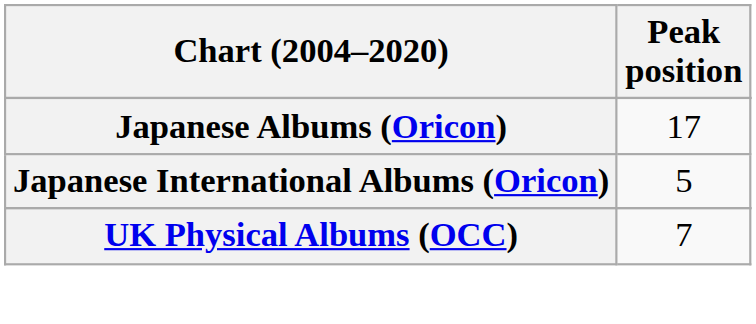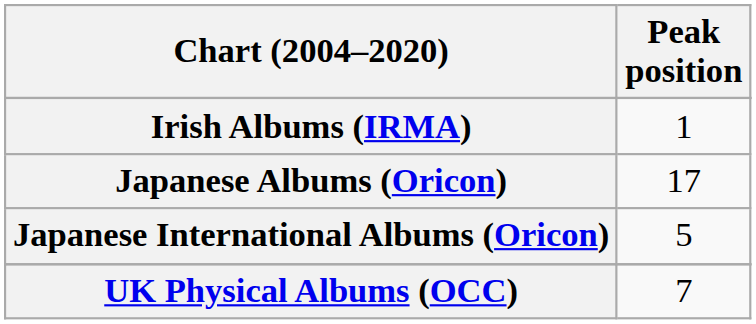+ row: (311, 125)
